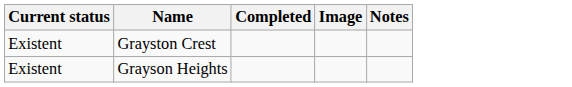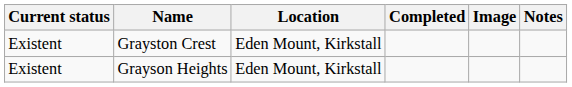+ column: (308, 17)
